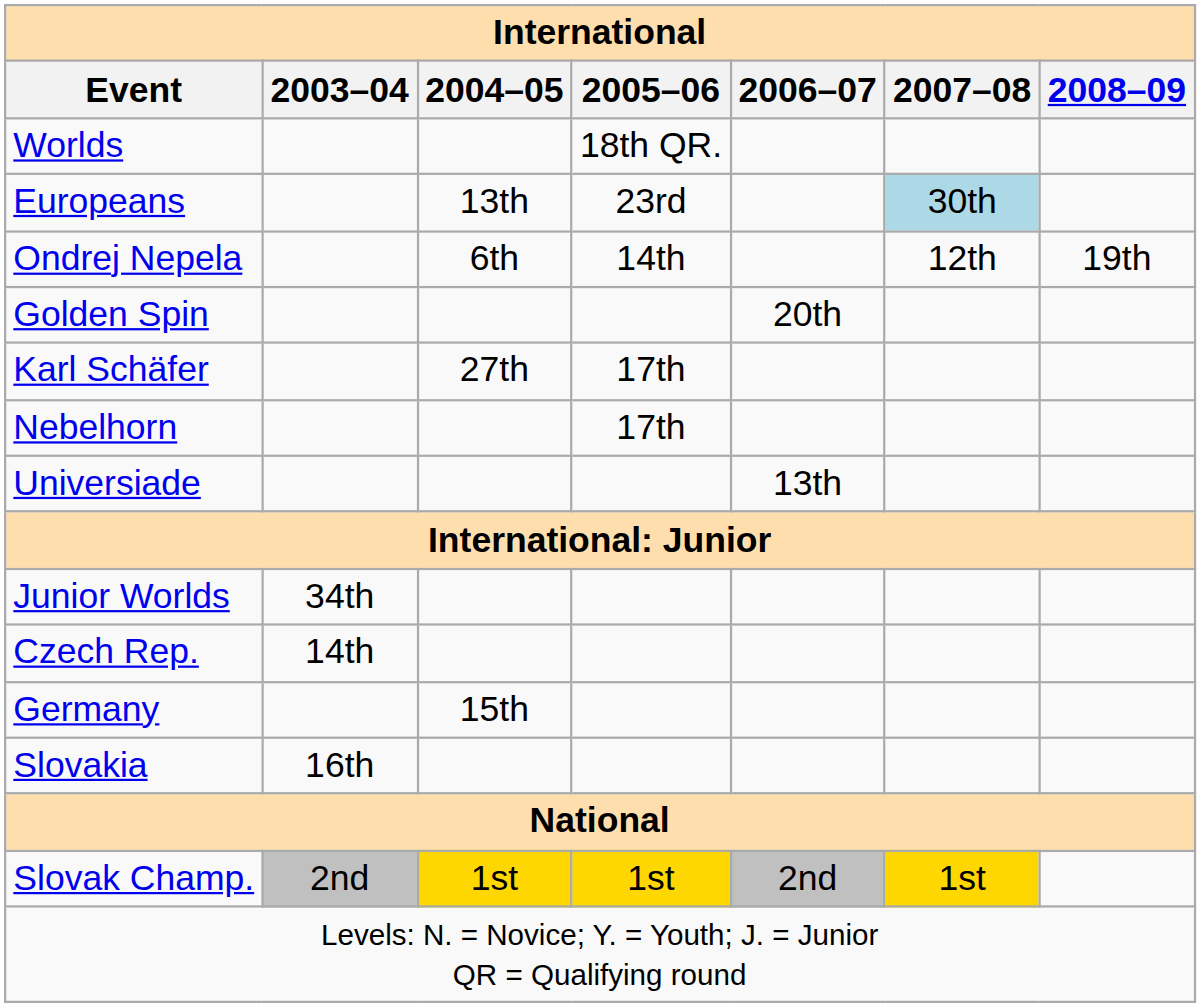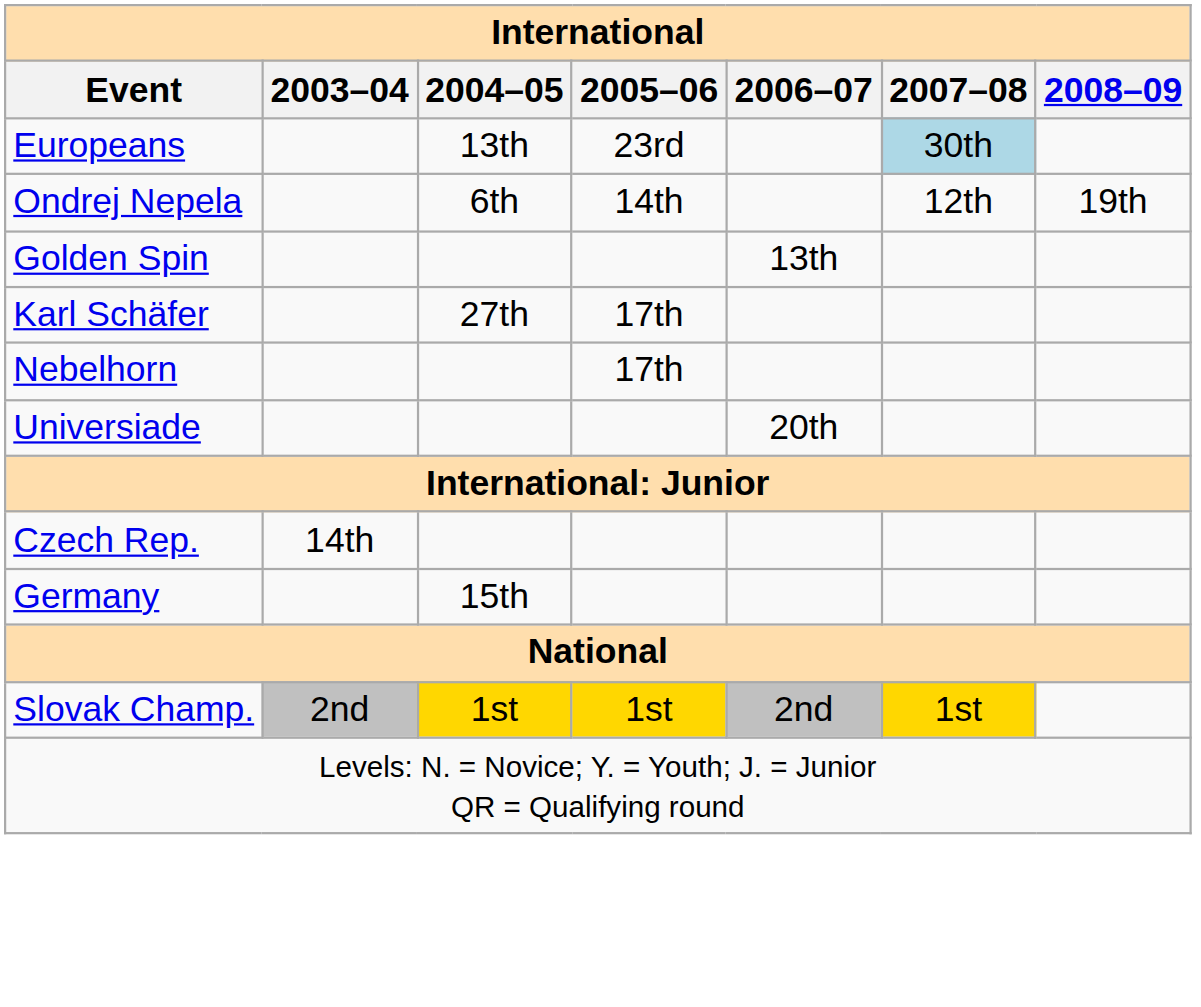- row: (68, 145)
(808, 314) 20th -> (804, 257) 13th
(808, 483) 13th -> (804, 426) 20th
- row: (122, 595)
- row: (80, 764)
